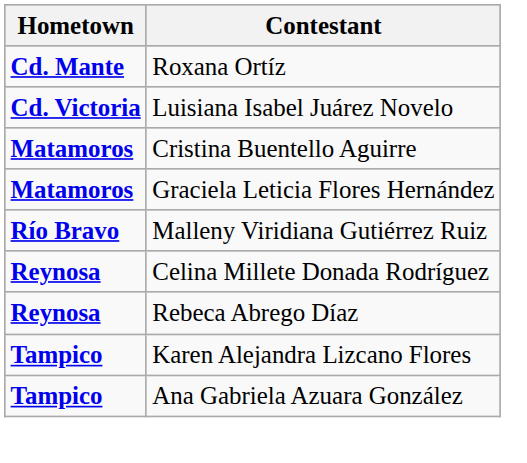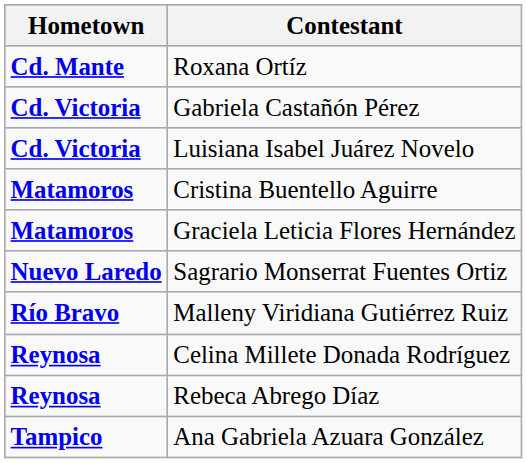+ row: (296, 107)
+ row: (340, 271)
- row: (312, 354)
